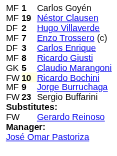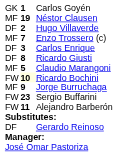(12, 8) MF -> (11, 8) GK
(12, 58) MF -> (11, 58) DF
(12, 67) GK -> (11, 67) MF
+ row: (74, 107)
(13, 117) FW -> (11, 127) DF
